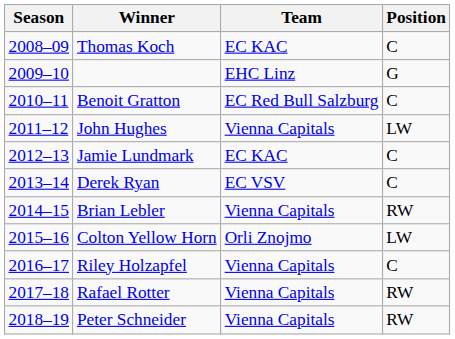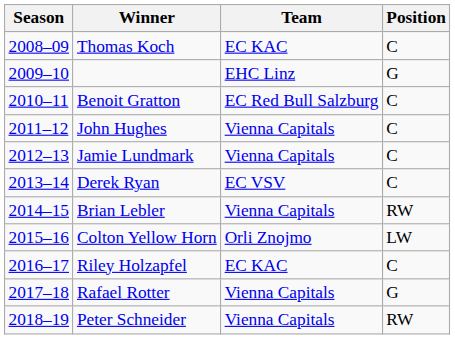(399, 127) LW -> (392, 127) C
(256, 155) EC KAC -> (280, 155) Vienna Capitals
(280, 264) Vienna Capitals -> (256, 264) EC KAC
(400, 292) RW -> (393, 292) G
